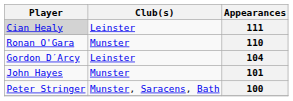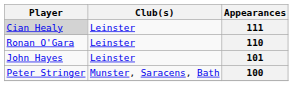(110, 42) Munster -> (112, 42) Leinster
- row: (255, 58)
(110, 73) Munster -> (112, 58) Leinster
